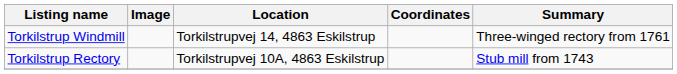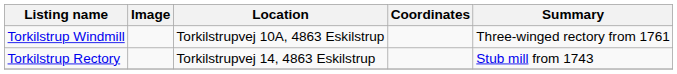(276, 36) Torkilstrupvej 14, 4863 Eskilstrup -> (280, 36) Torkilstrupvej 10A, 4863 Eskilstrup
(280, 58) Torkilstrupvej 10A, 4863 Eskilstrup -> (276, 58) Torkilstrupvej 14, 4863 Eskilstrup
